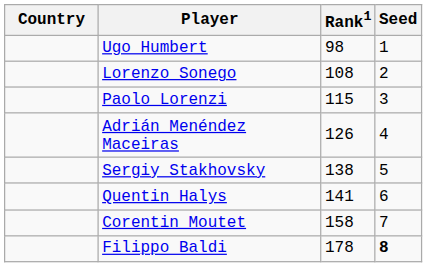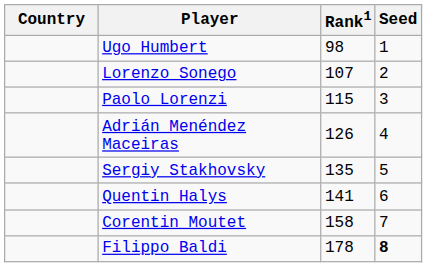(339, 74) 108 -> (339, 74) 107
(339, 170) 138 -> (339, 170) 135
